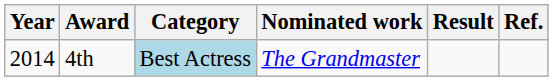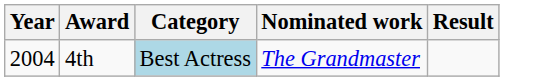- column: (524, 22)
(32, 57) 2014 -> (32, 57) 2004
